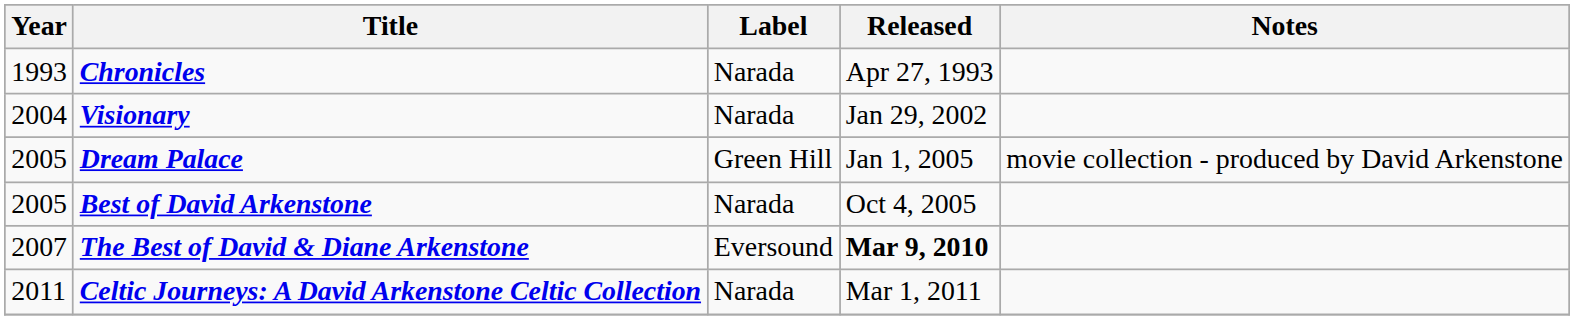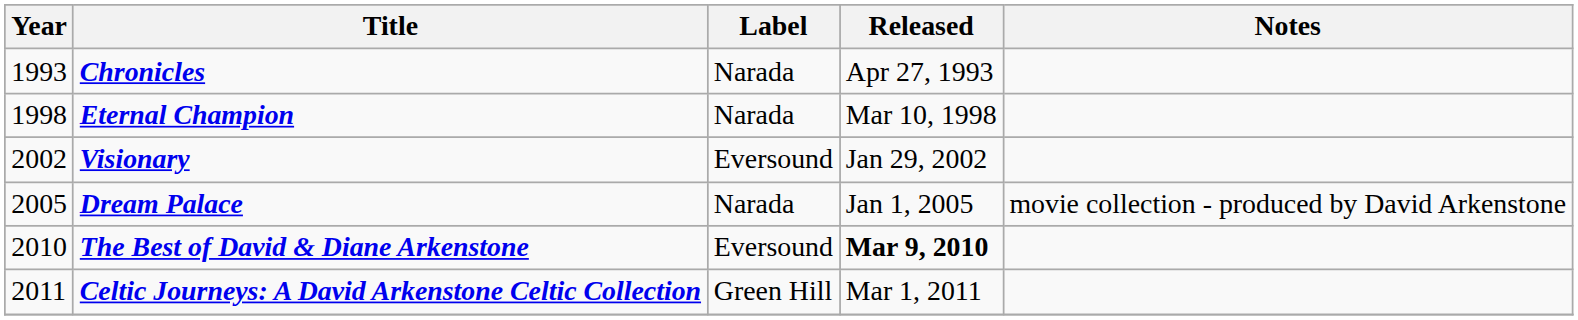+ row: (187, 114)
(39, 114) 2004 -> (39, 159) 2002
(754, 114) Narada -> (773, 159) Eversound
(773, 159) Green Hill -> (754, 203) Narada
- row: (226, 203)
(39, 247) 2007 -> (39, 247) 2010
(754, 291) Narada -> (773, 291) Green Hill
